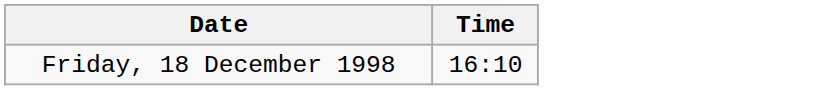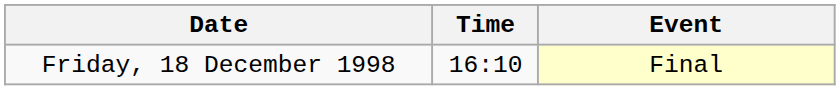+ column: (686, 25)
